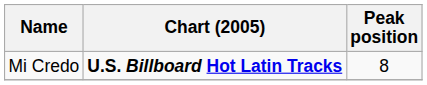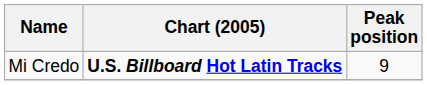(384, 65) 8 -> (384, 65) 9
